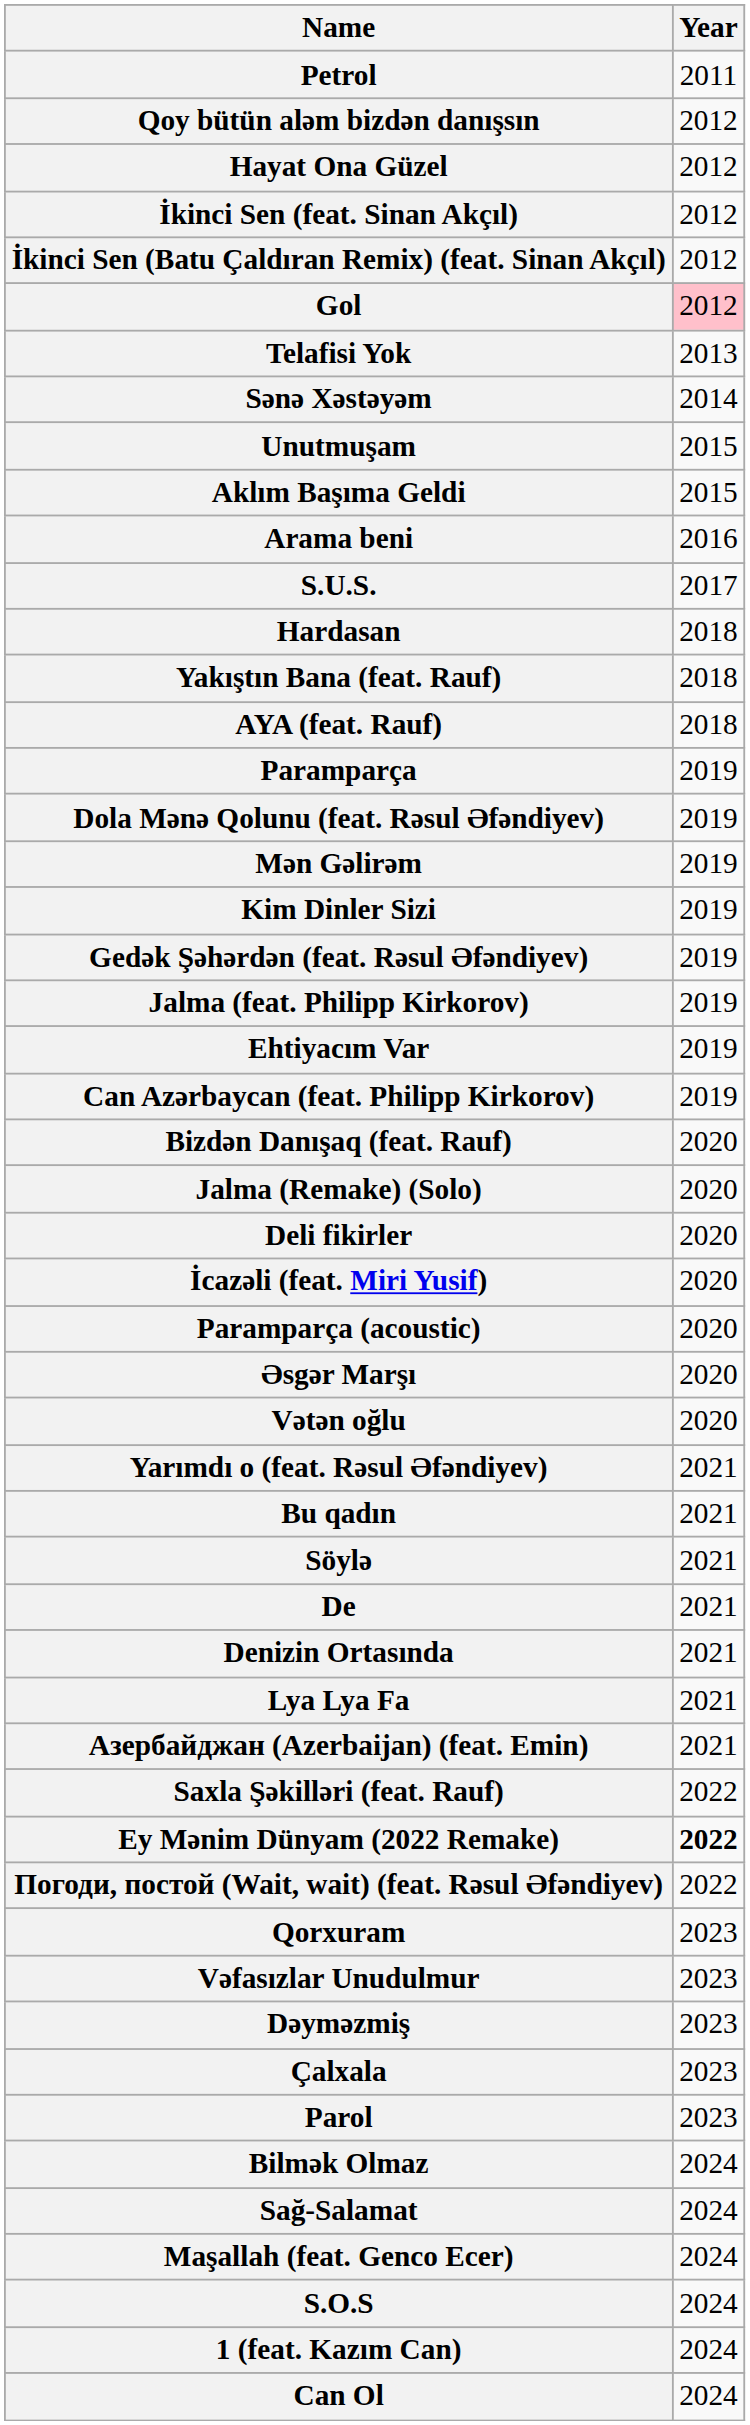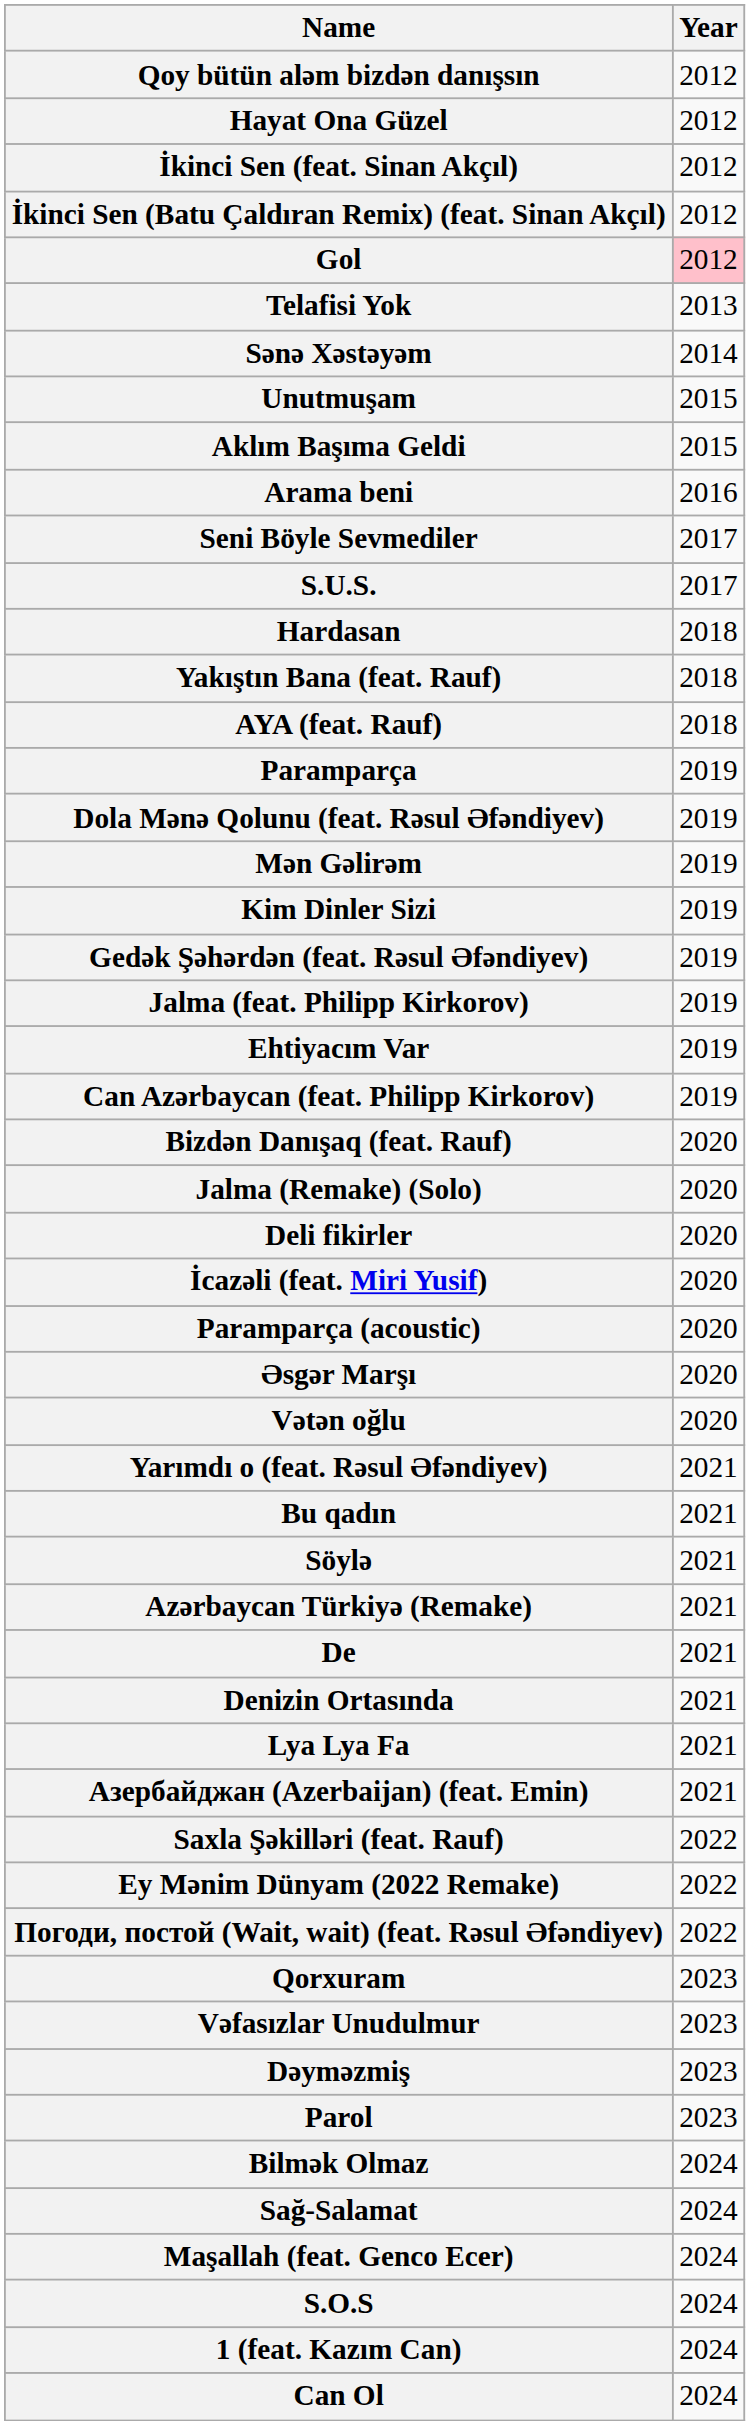- row: (339, 74)
+ row: (339, 538)
+ row: (339, 1606)
(708, 1838) bold -> (708, 1885) normal
- row: (339, 2070)
